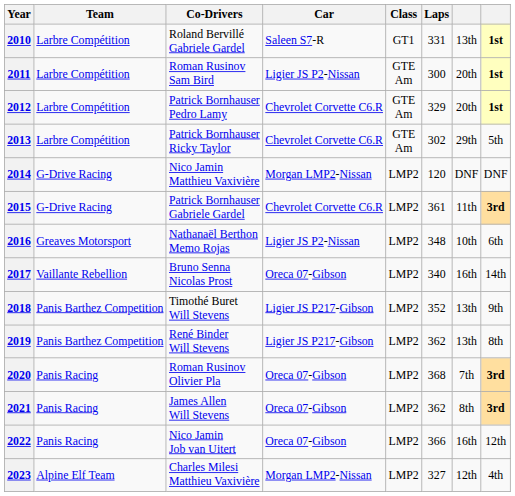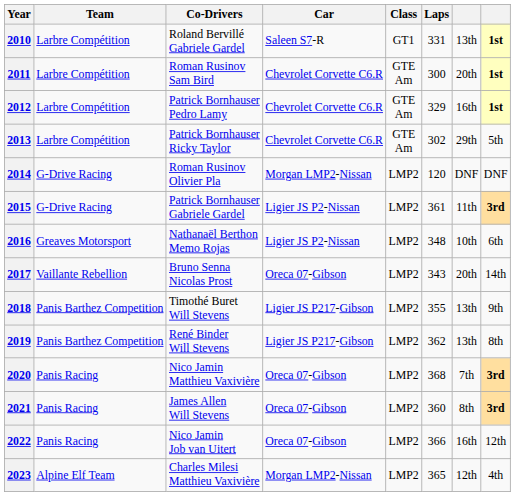(313, 74) Ligier JS P2-Nissan -> (324, 74) Chevrolet Corvette C6.R
(467, 107) 20th -> (467, 107) 16th
(214, 174) Nico Jamin Matthieu Vaxivière -> (207, 174) Roman Rusinov Olivier Pla
(324, 208) Chevrolet Corvette C6.R -> (313, 208) Ligier JS P2-Nissan
(437, 274) 340 -> (437, 274) 343
(467, 274) 16th -> (467, 274) 20th
(437, 308) 352 -> (437, 308) 355
(207, 375) Roman Rusinov Olivier Pla -> (214, 375) Nico Jamin Matthieu Vaxivière
(437, 408) 362 -> (437, 408) 360
(437, 475) 327 -> (437, 475) 365
